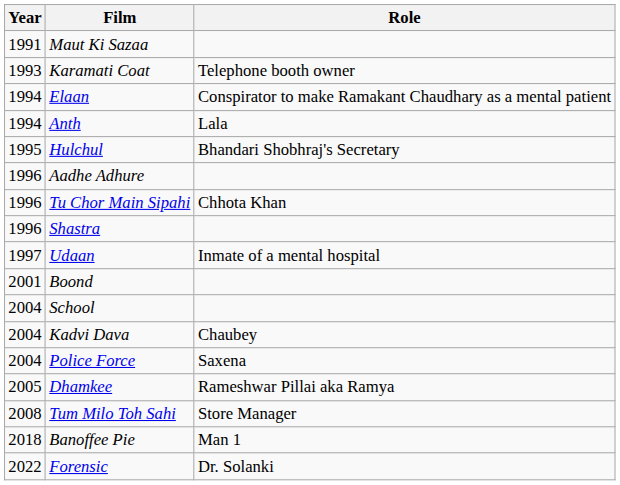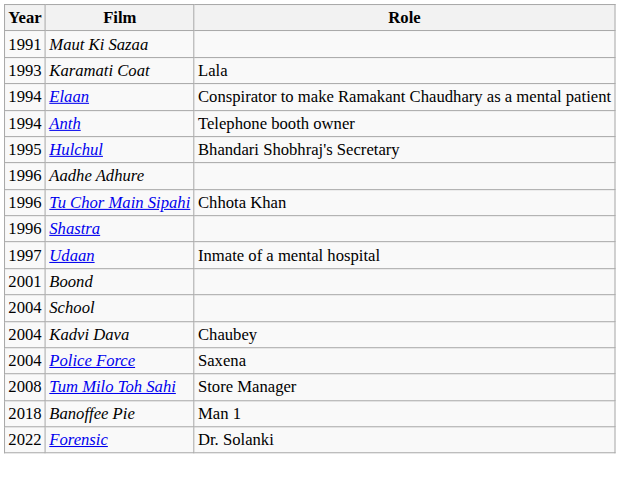(276, 70) Telephone booth owner -> (213, 70) Lala
(213, 123) Lala -> (276, 123) Telephone booth owner
- row: (81, 387)
